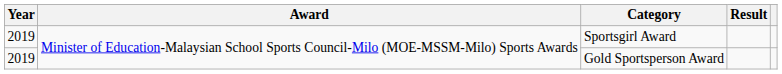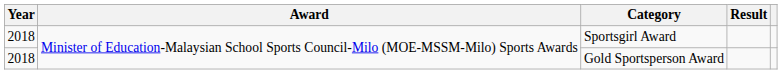(21, 36) 2019 -> (21, 36) 2018
(21, 58) 2019 -> (21, 58) 2018
